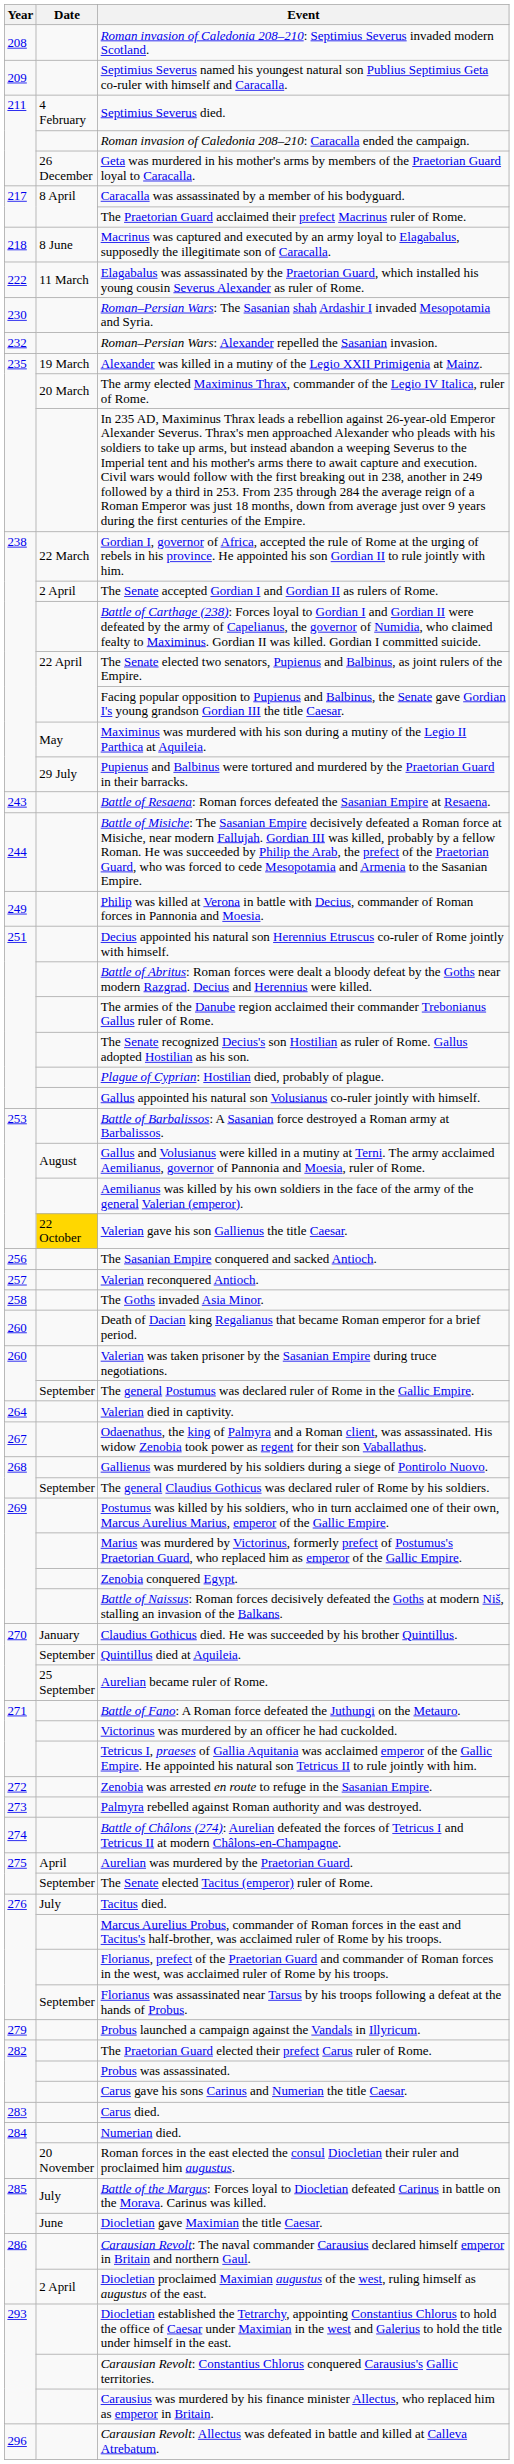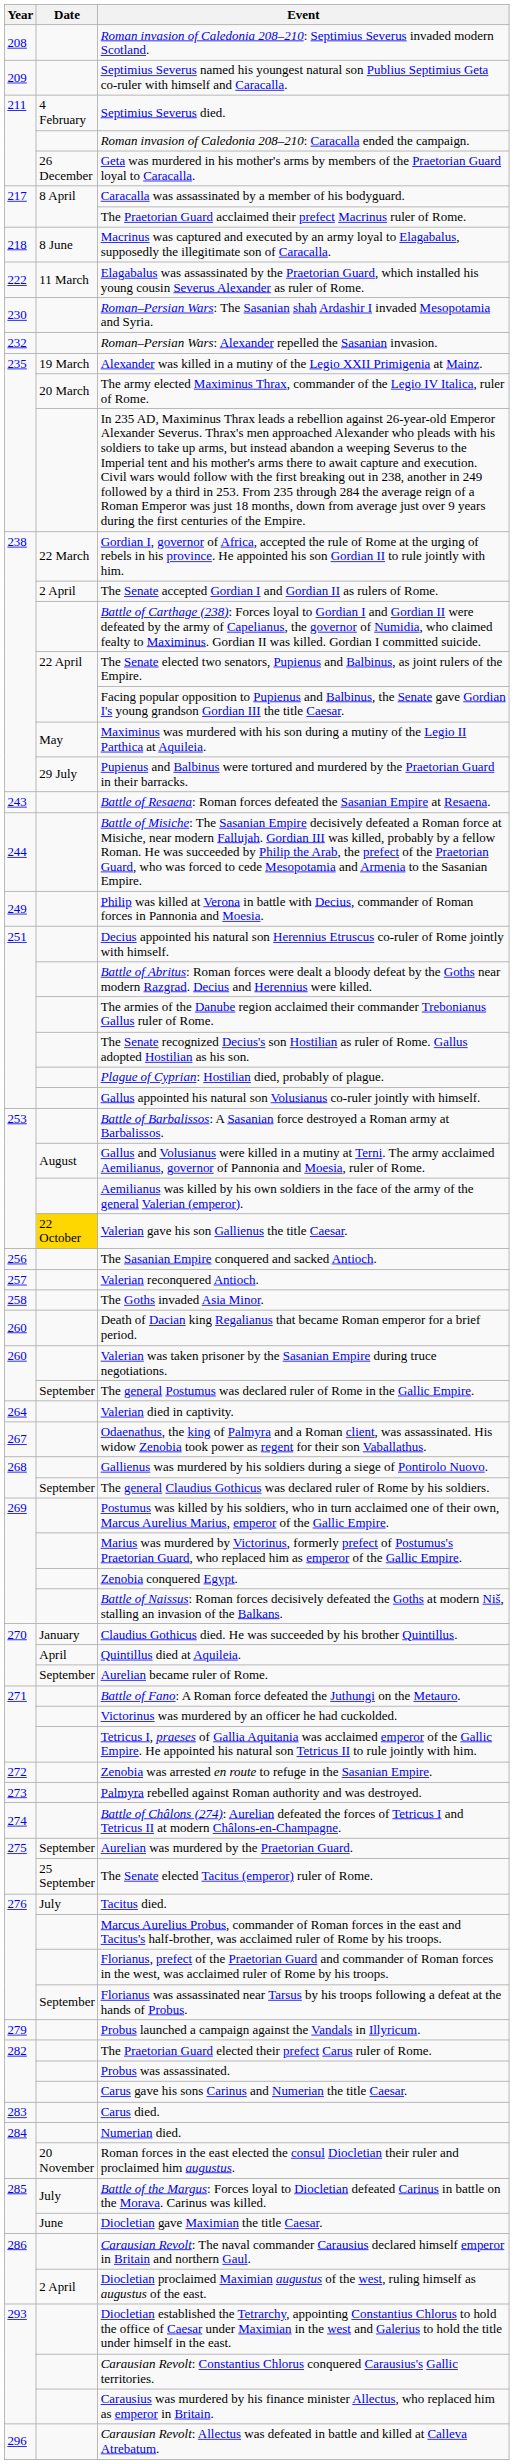(67, 1654) September -> (53, 1654) April
(67, 1682) 25 September -> (67, 1675) September
(53, 1862) April -> (67, 1848) September
(67, 1883) September -> (67, 1876) 25 September
